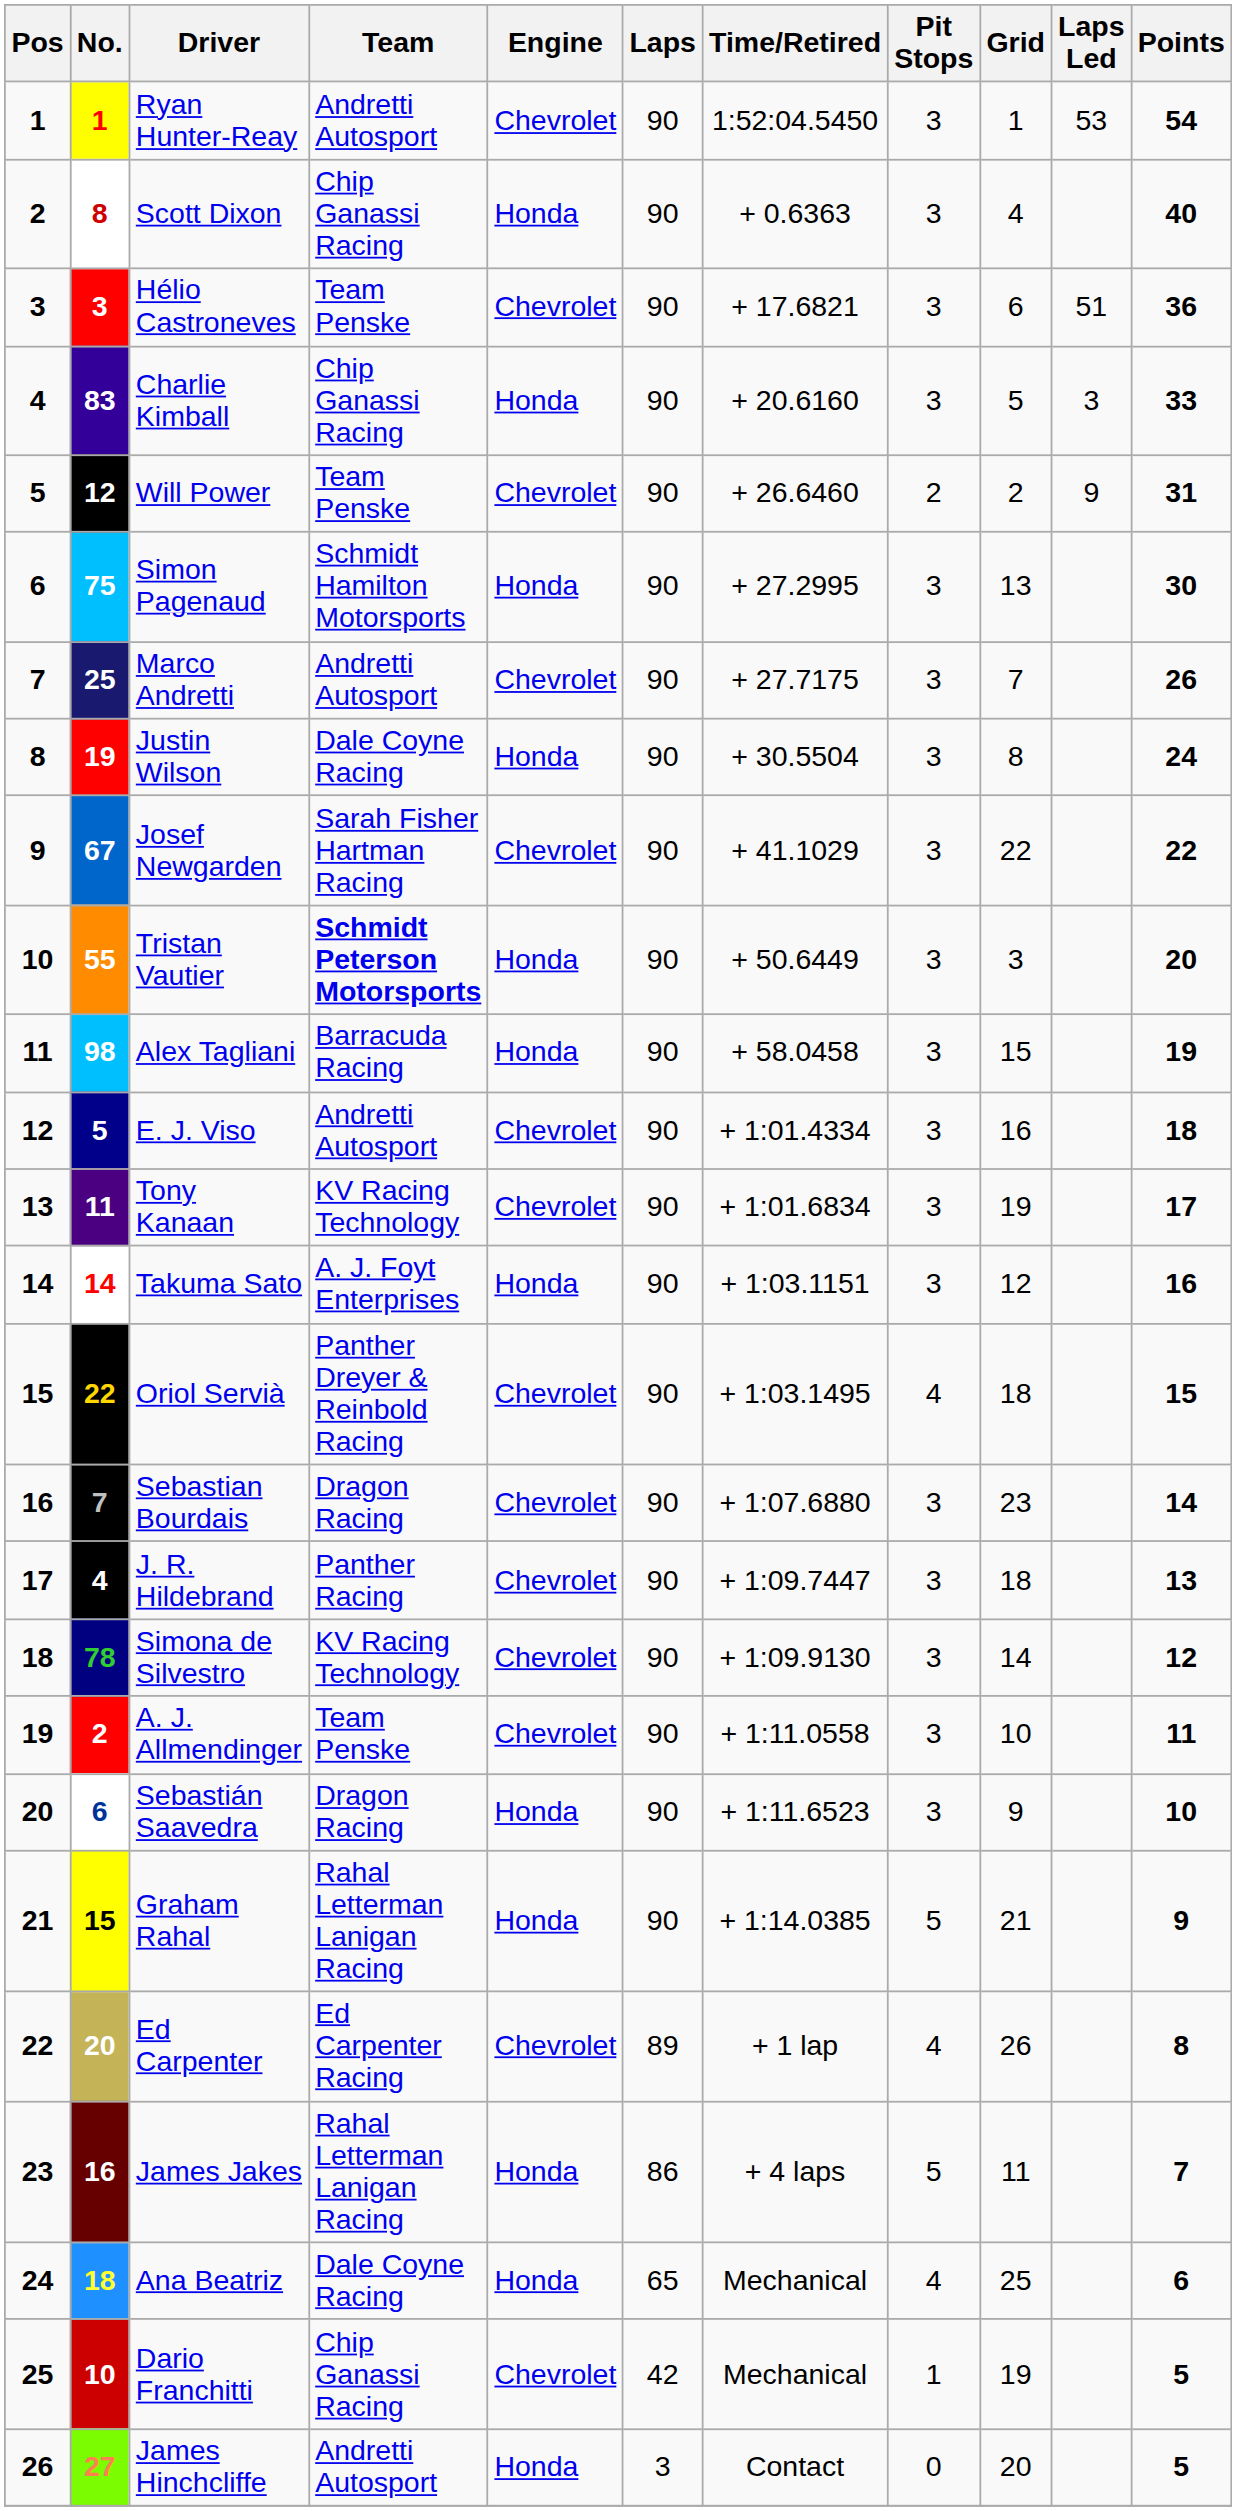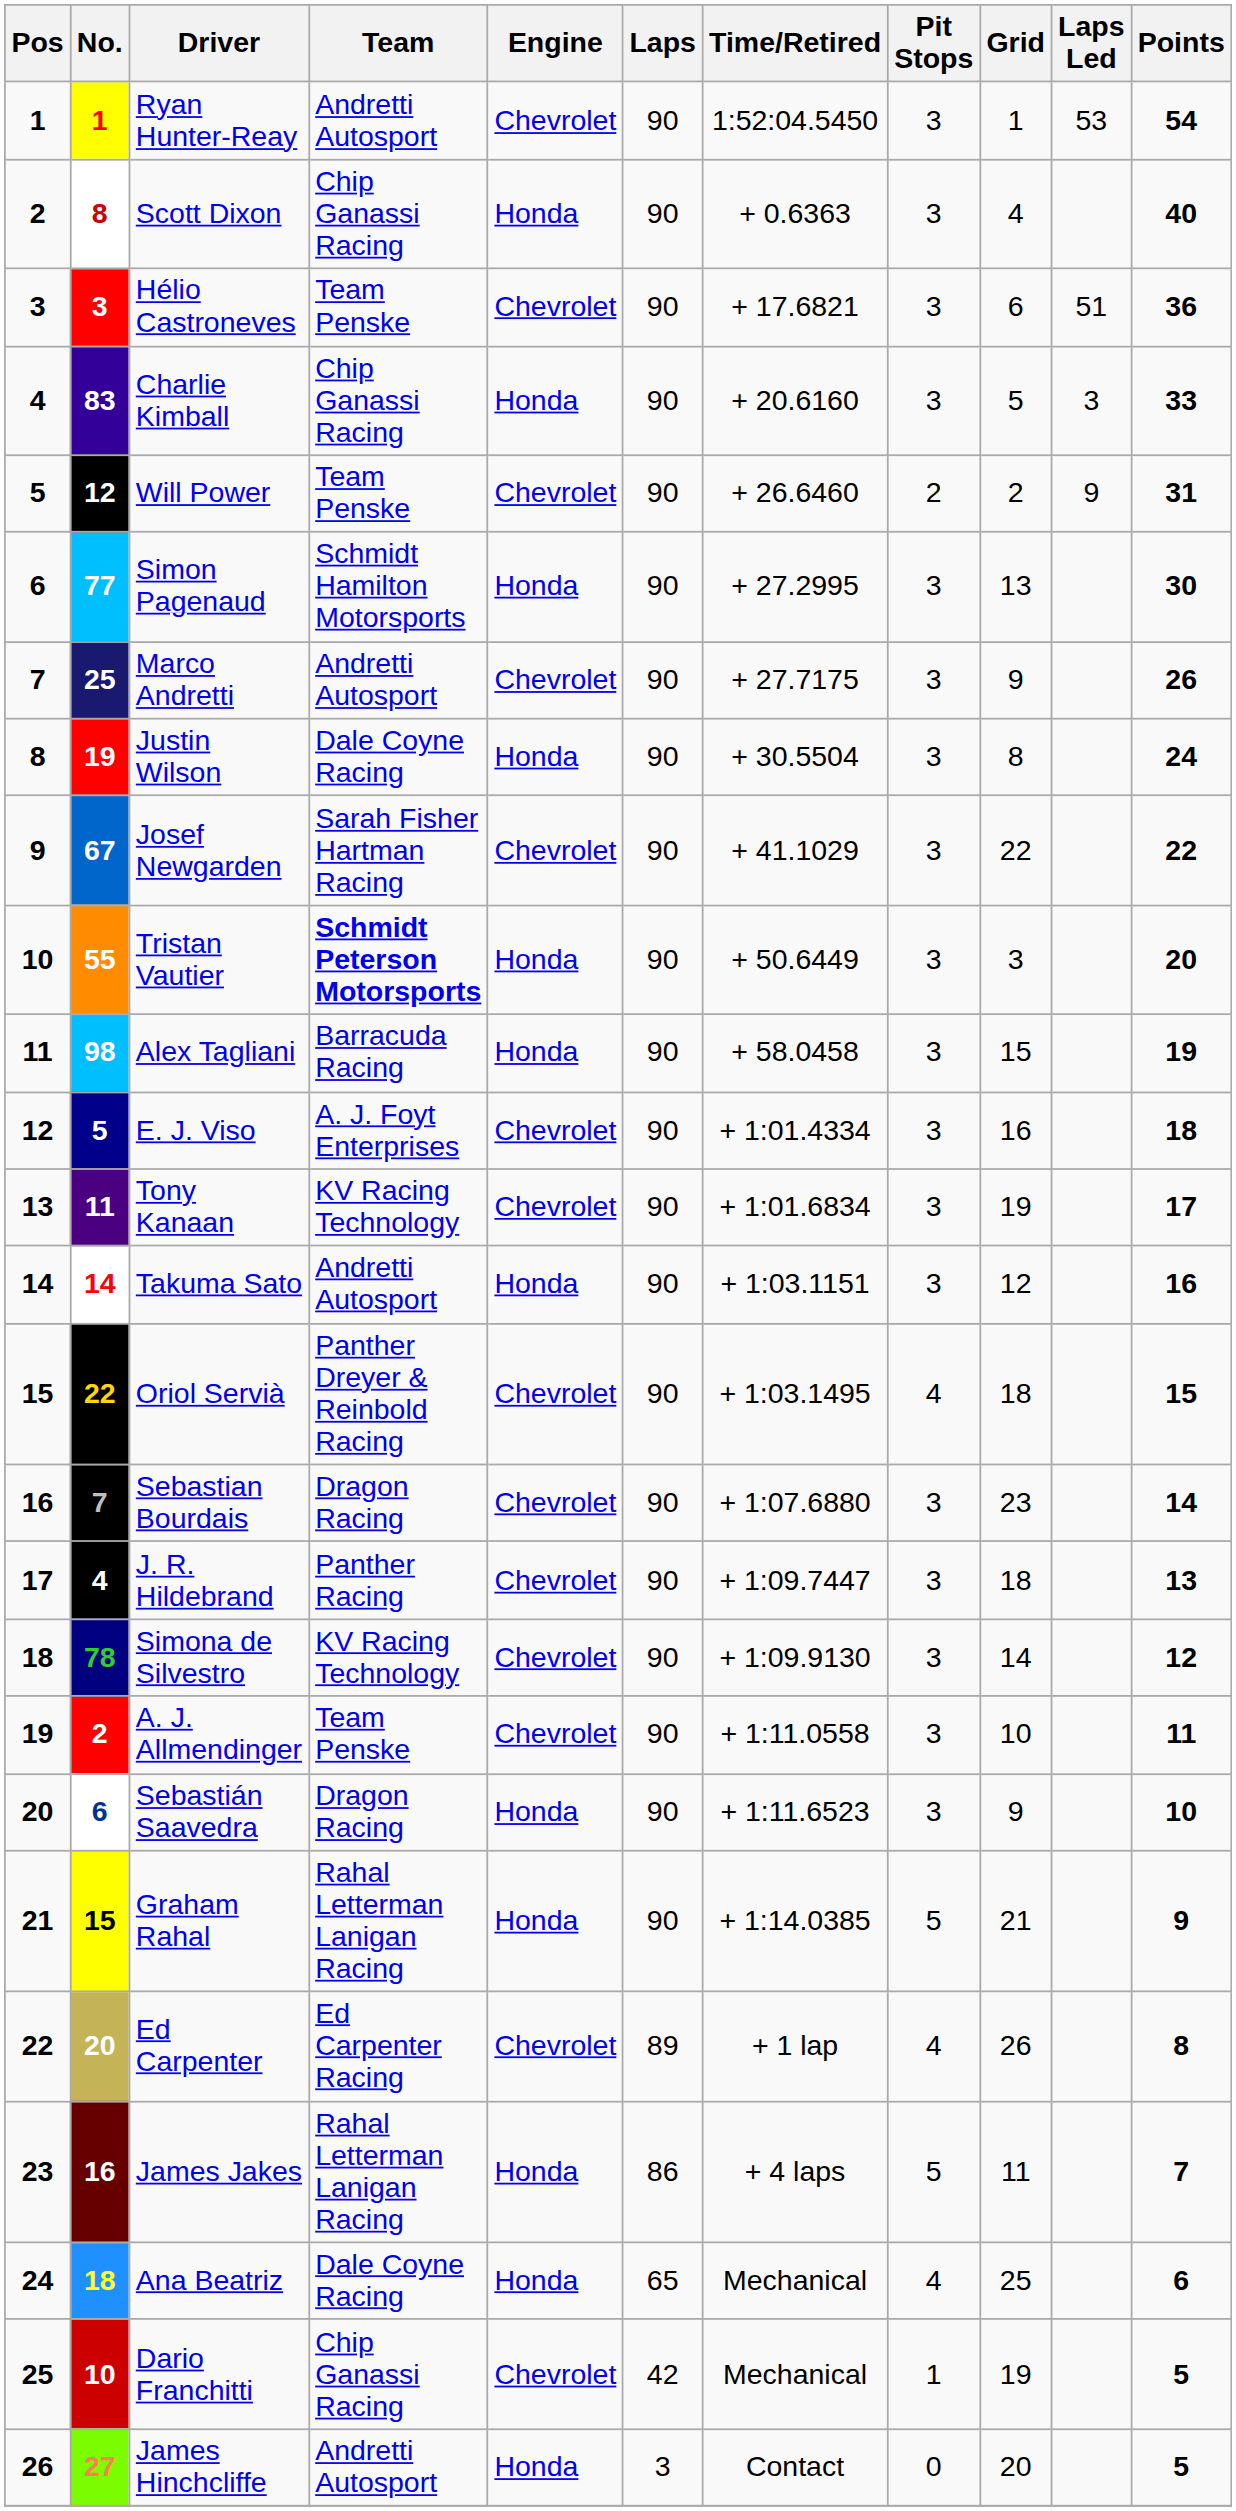(100, 586) 75 -> (100, 586) 77
(1016, 679) 7 -> (1016, 679) 9
(376, 1129) Andretti Autosport -> (387, 1129) A. J. Foyt Enterprises
(387, 1284) A. J. Foyt Enterprises -> (376, 1284) Andretti Autosport
